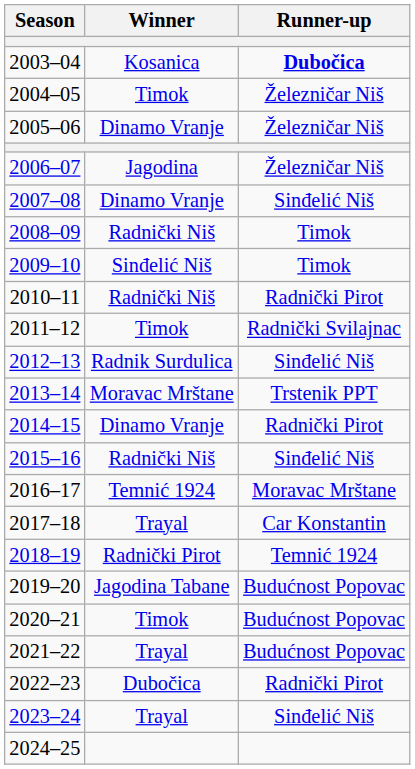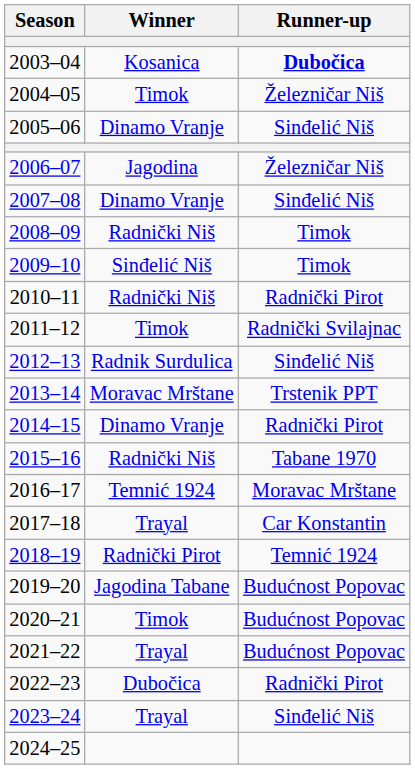(324, 126) Železničar Niš -> (324, 126) Sinđelić Niš
(324, 458) Sinđelić Niš -> (324, 458) Tabane 1970
